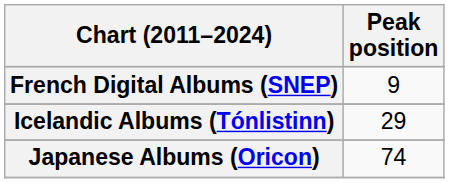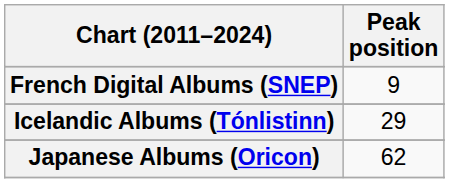(394, 158) 74 -> (394, 158) 62
